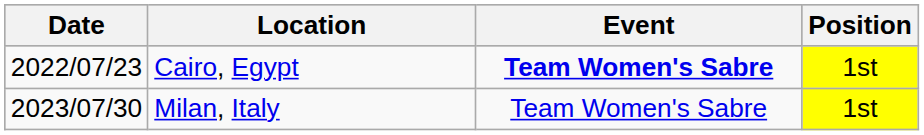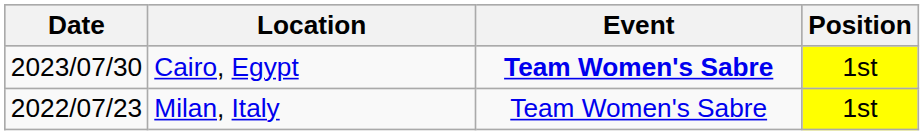(77, 66) 2022/07/23 -> (77, 66) 2023/07/30
(77, 108) 2023/07/30 -> (77, 108) 2022/07/23
